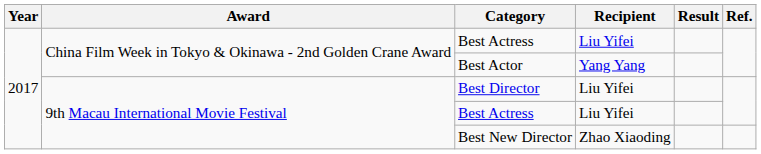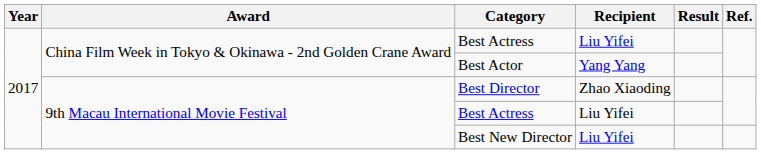(606, 88) Liu Yifei -> (625, 88) Zhao Xiaoding
(625, 137) Zhao Xiaoding -> (606, 137) Liu Yifei
